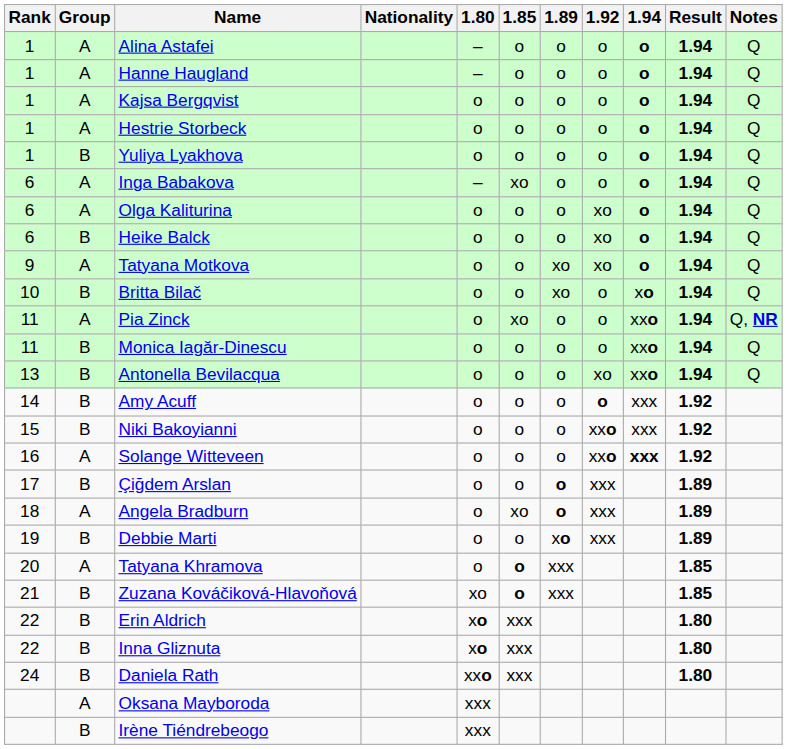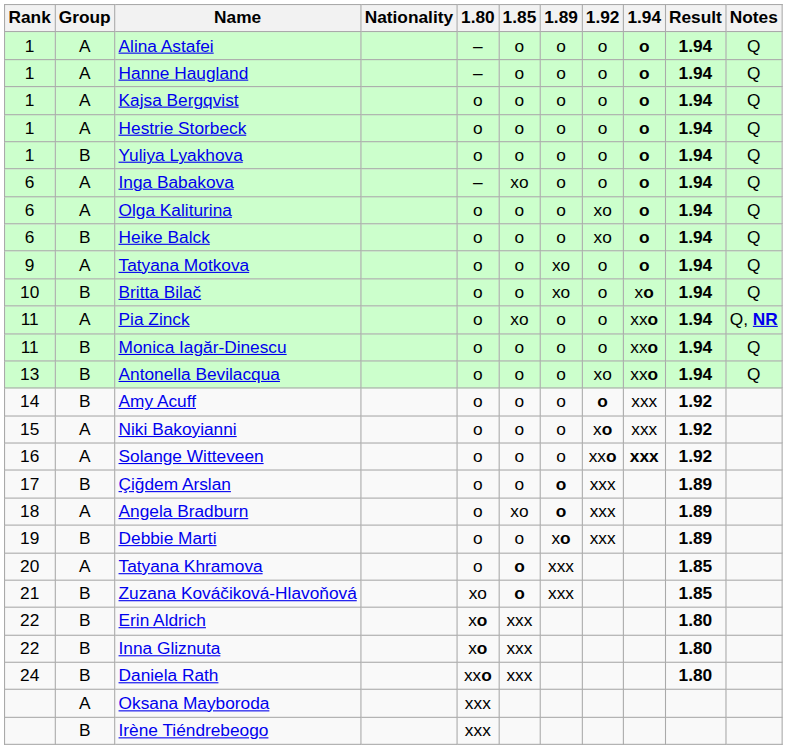(603, 264) xo -> (603, 264) o
(85, 429) B -> (85, 429) A
(603, 429) xxo -> (603, 429) xo
